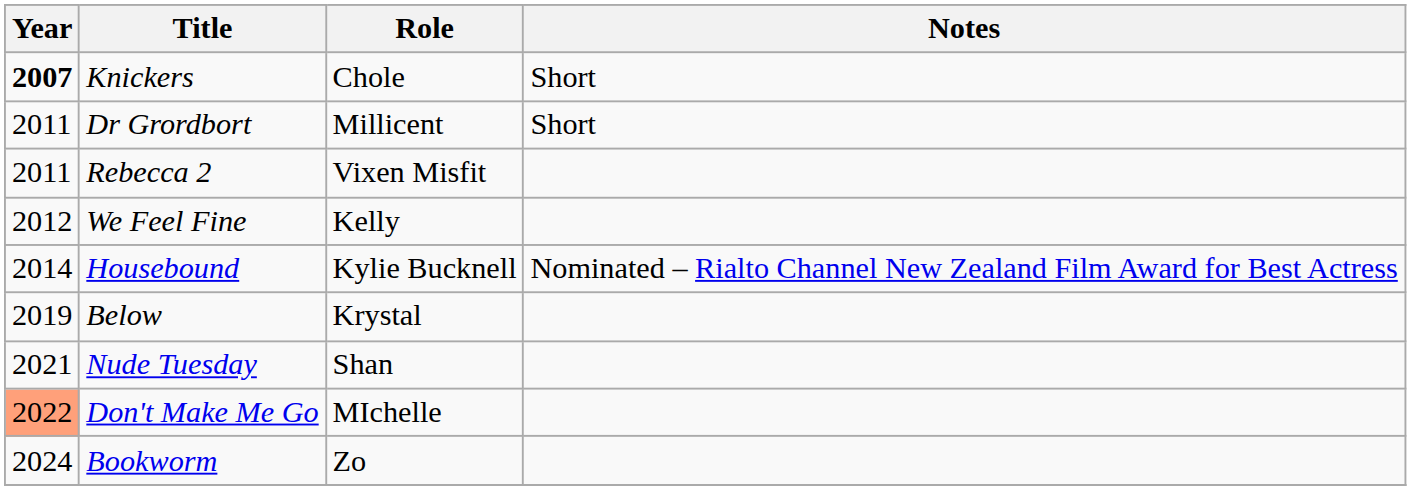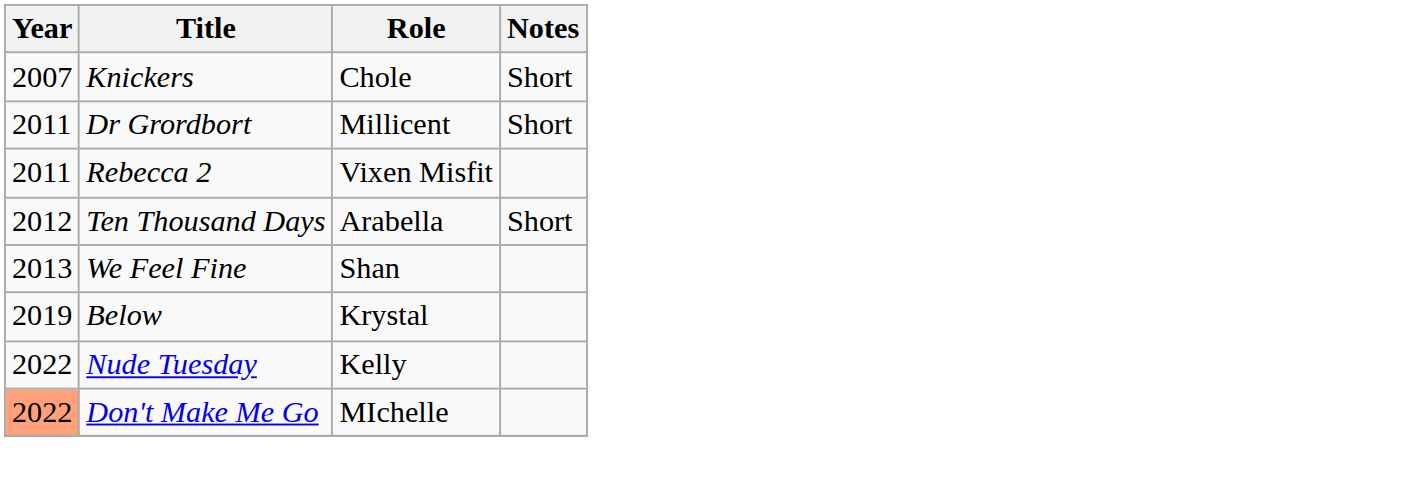(42, 76) bold -> (42, 76) normal
+ row: (206, 220)
(42, 220) 2012 -> (42, 268) 2013
(366, 220) Kelly -> (370, 268) Shan
- row: (163, 268)
(42, 364) 2021 -> (42, 364) 2022
(363, 364) Shan -> (373, 364) Kelly
- row: (152, 460)
